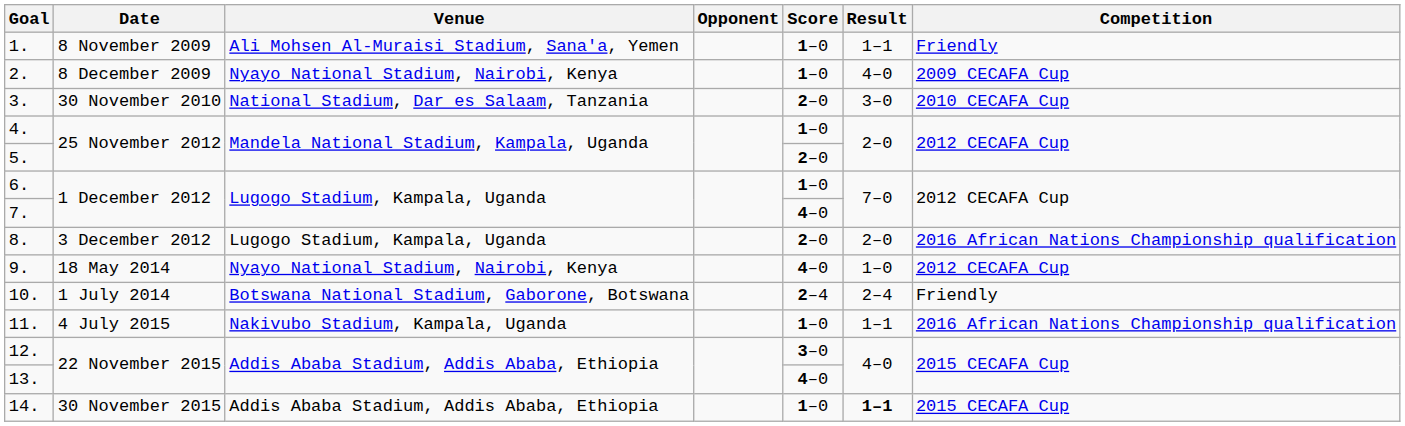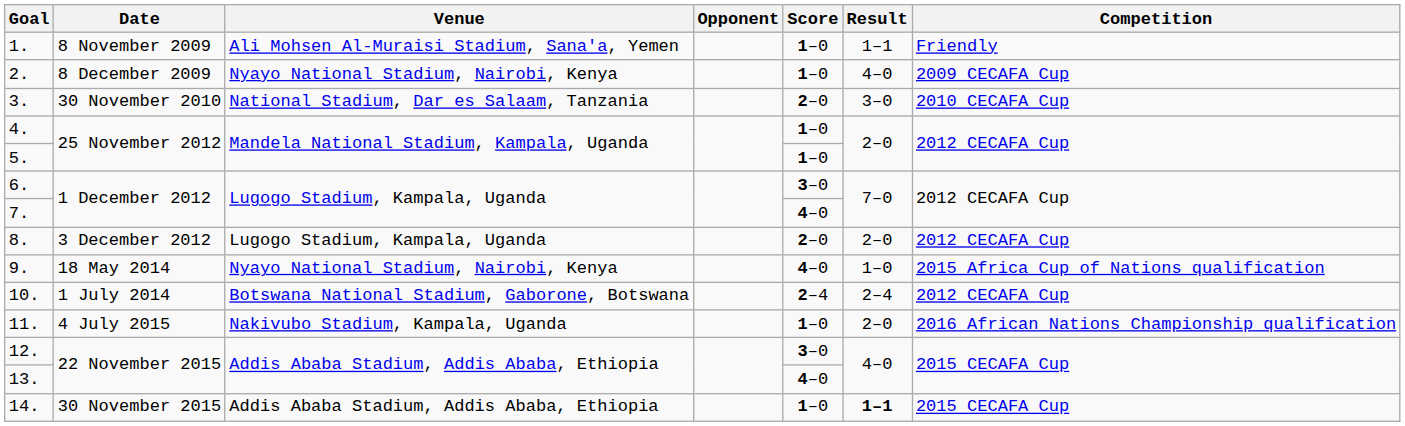(813, 157) 2–0 -> (813, 157) 1–0
(813, 185) 1–0 -> (813, 185) 3–0
(1156, 241) 2016 African Nations Championship qualification -> (993, 241) 2012 CECAFA Cup
(993, 268) 2012 CECAFA Cup -> (1120, 268) 2015 Africa Cup of Nations qualification
(957, 296) Friendly -> (993, 296) 2012 CECAFA Cup
(877, 324) 1–1 -> (877, 324) 2–0
